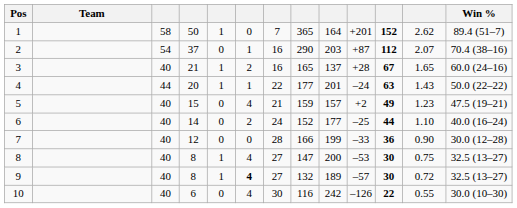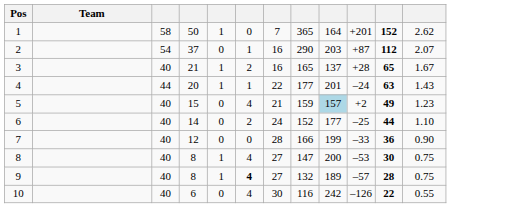- column: (479, 13)
(389, 68) 67 -> (389, 68) 65
(424, 68) 1.65 -> (424, 68) 1.67
(333, 104) no background -> (333, 104) lightblue background
(389, 176) 30 -> (389, 176) 28
(424, 176) 0.72 -> (424, 176) 0.75
